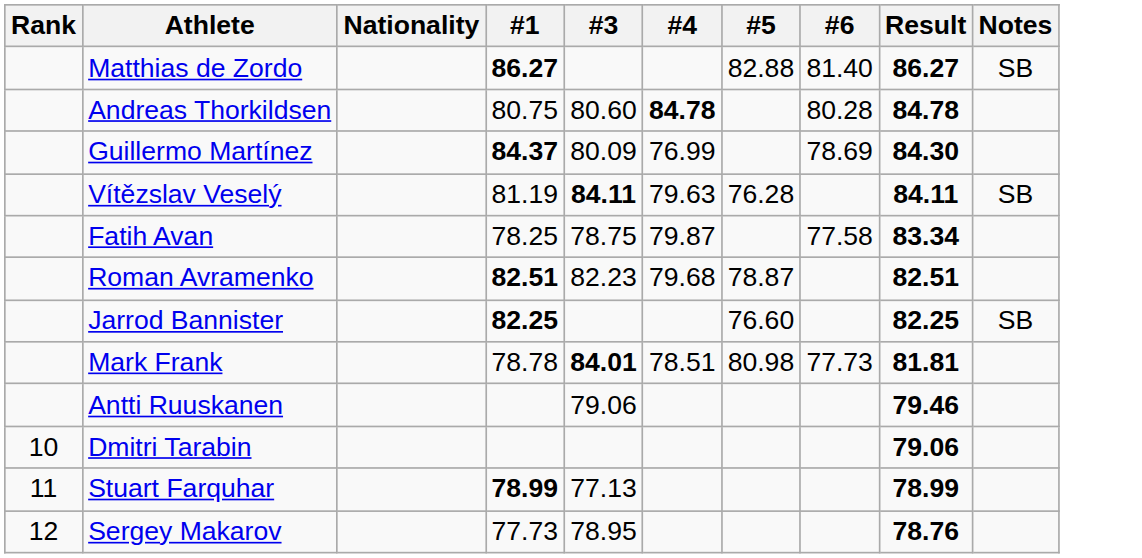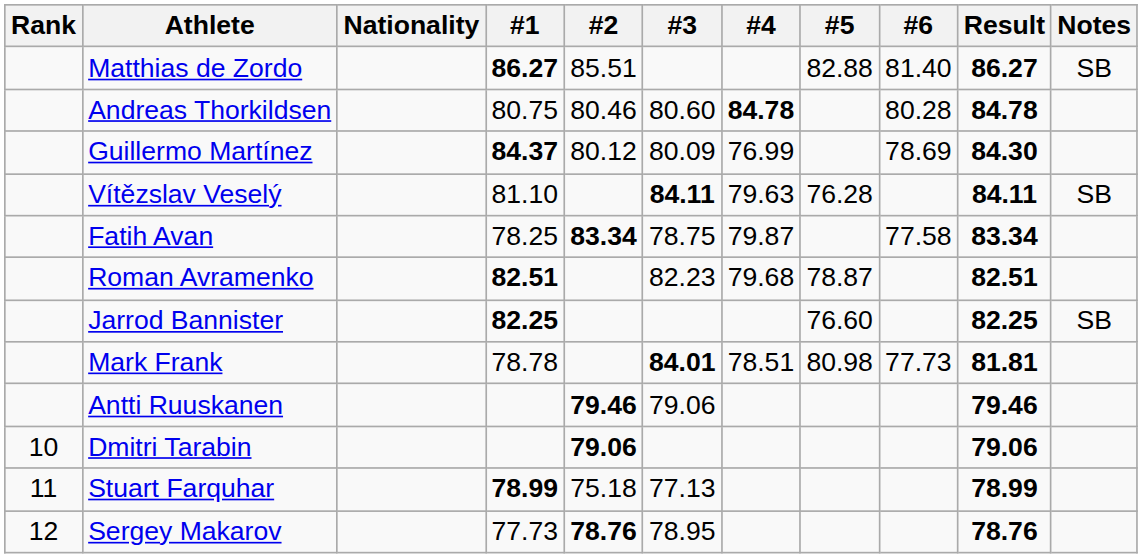+ column: (603, 25)
(525, 194) 81.19 -> (525, 194) 81.10
